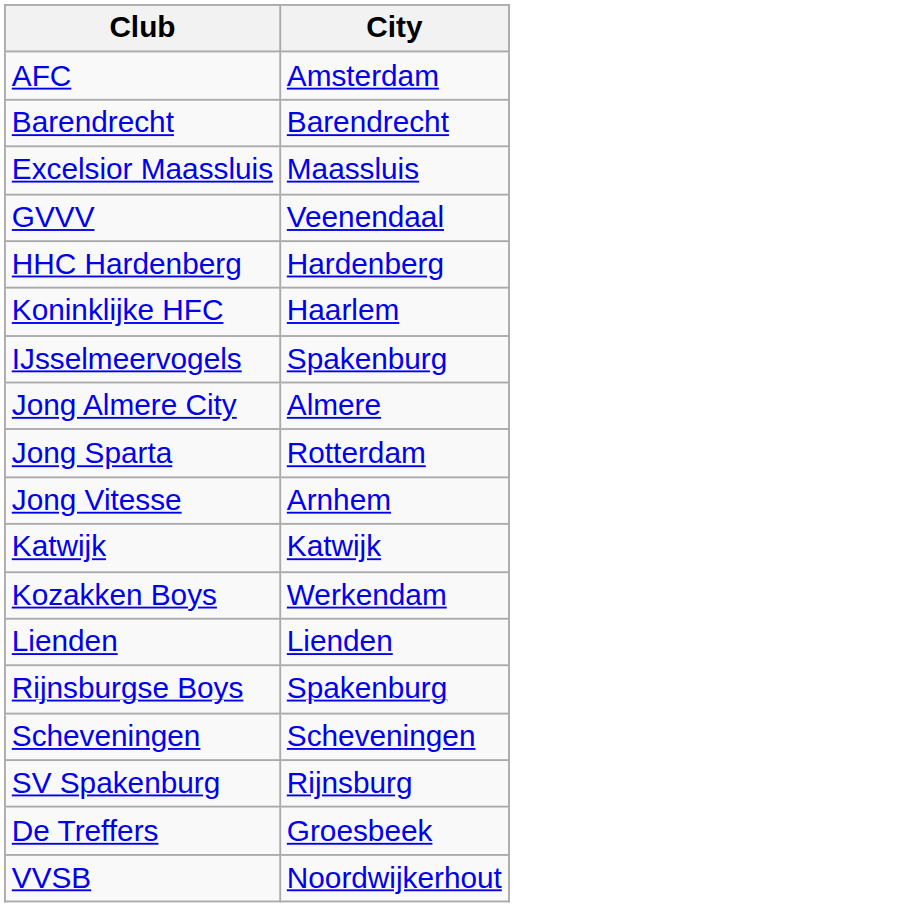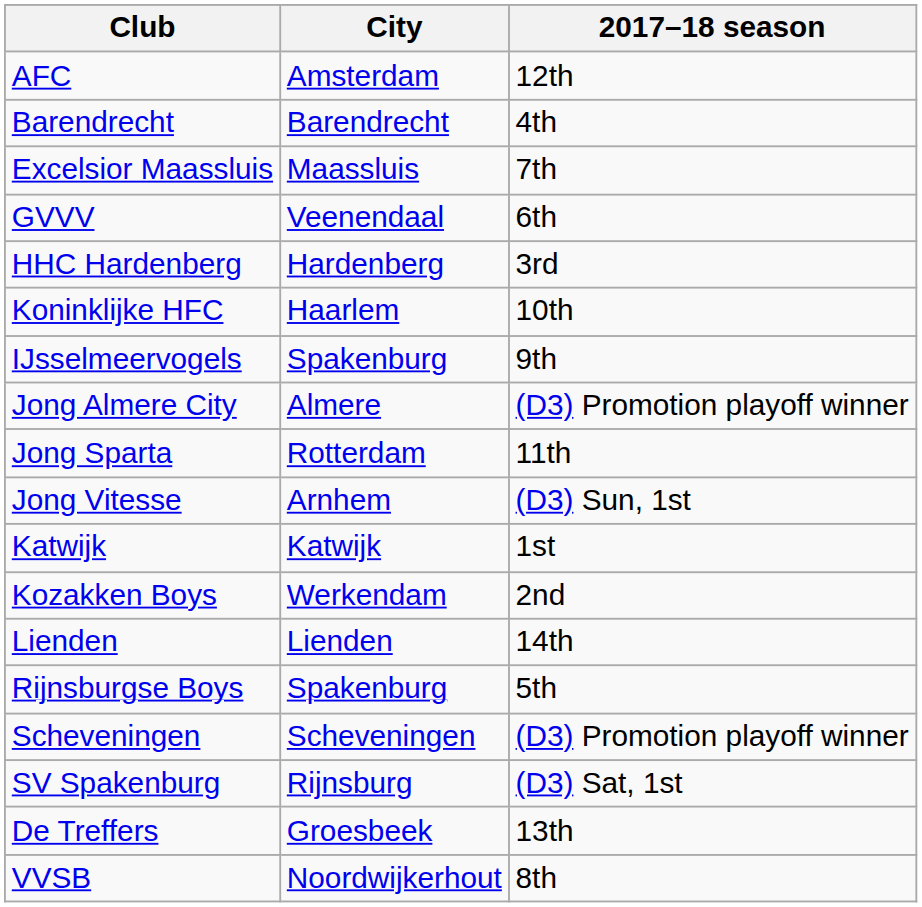+ column: (712, 28)
